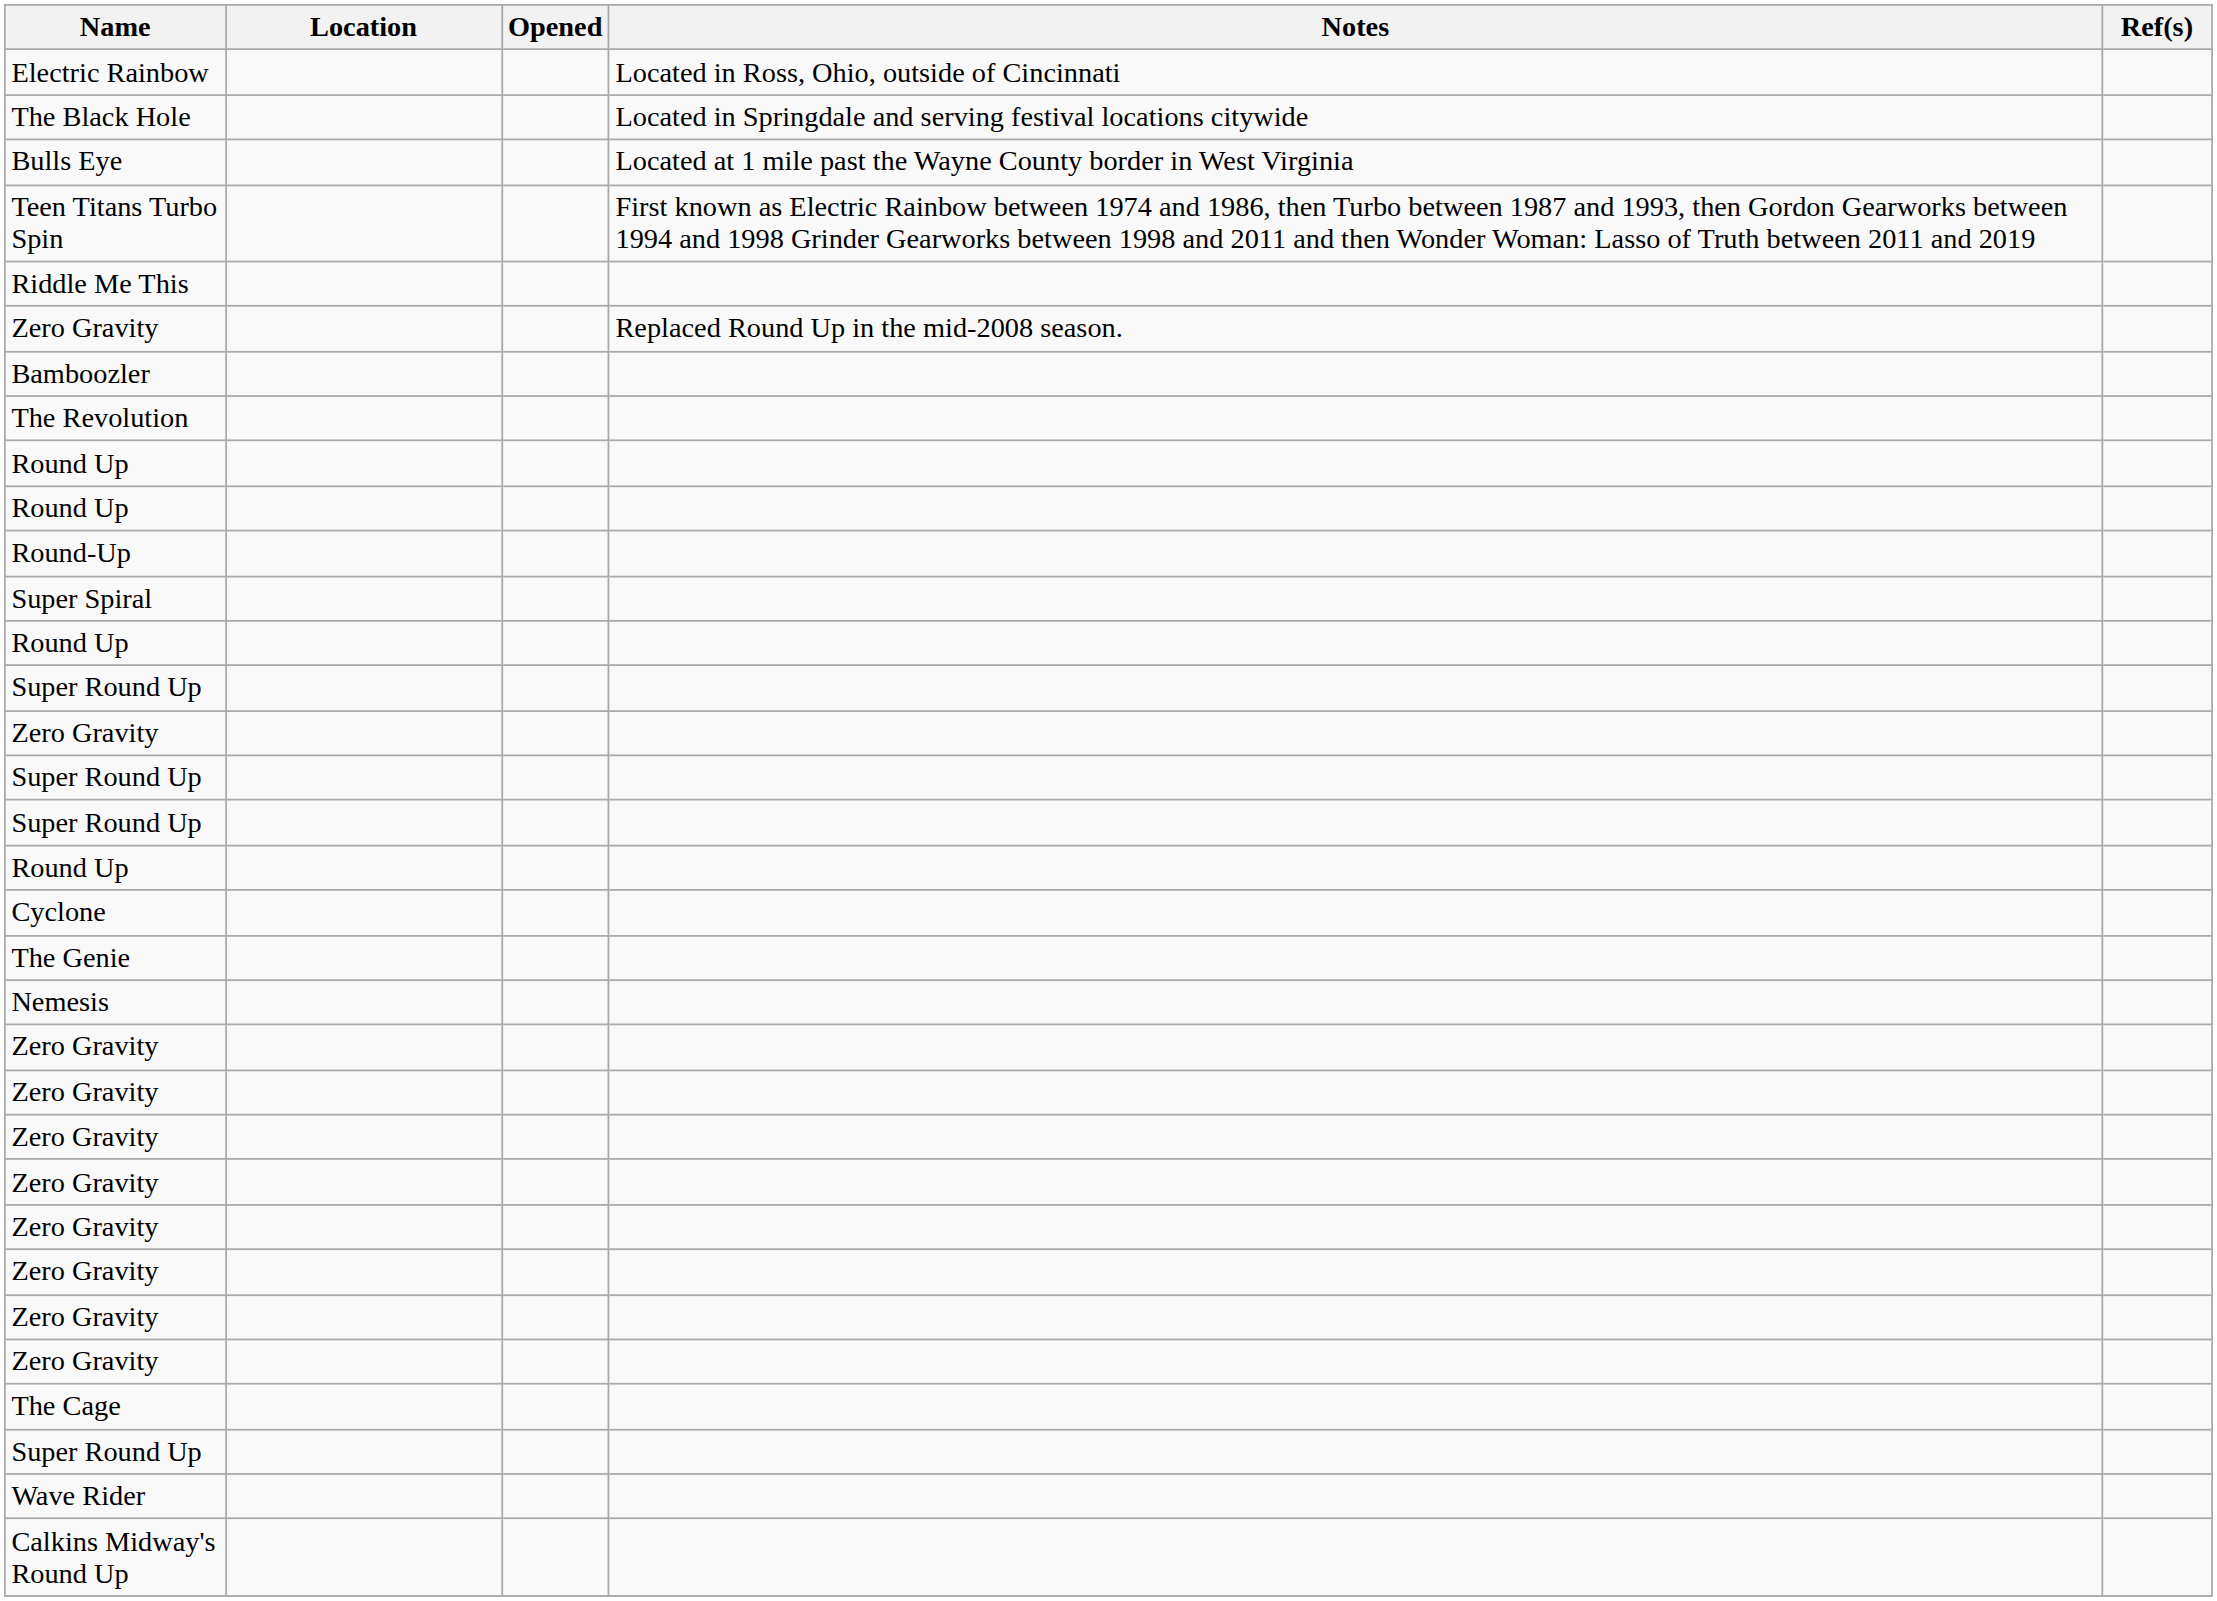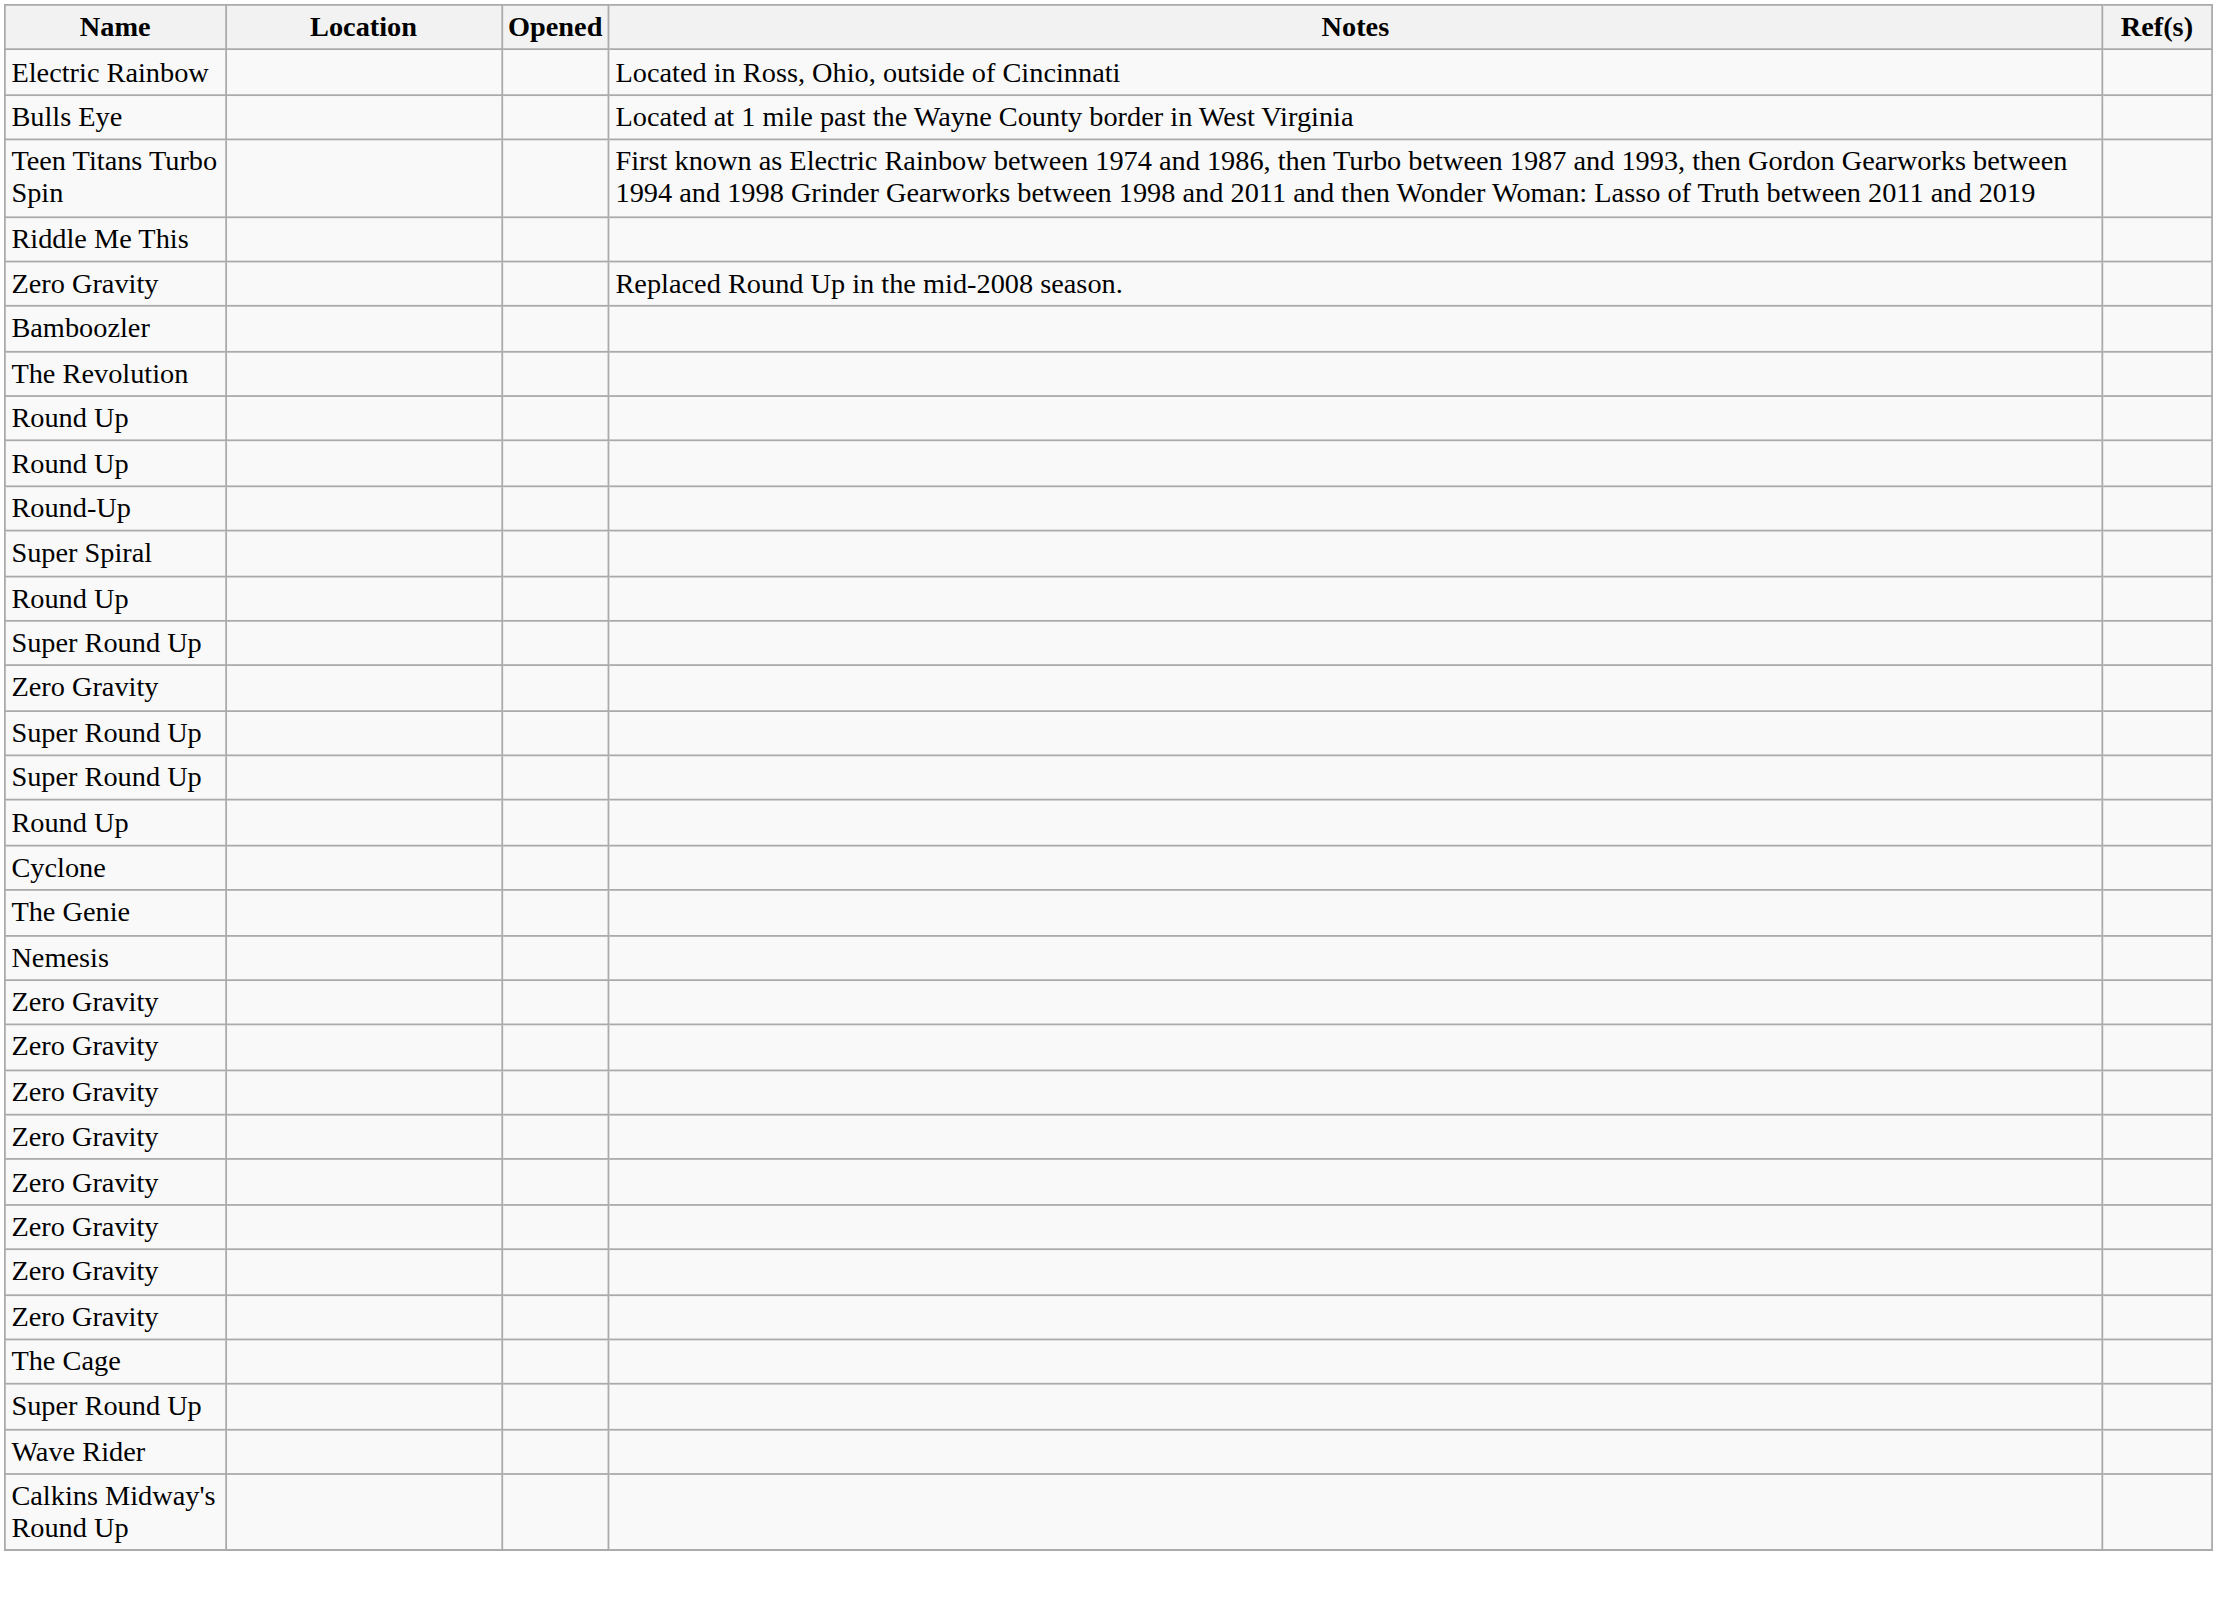- row: (101, 116)
